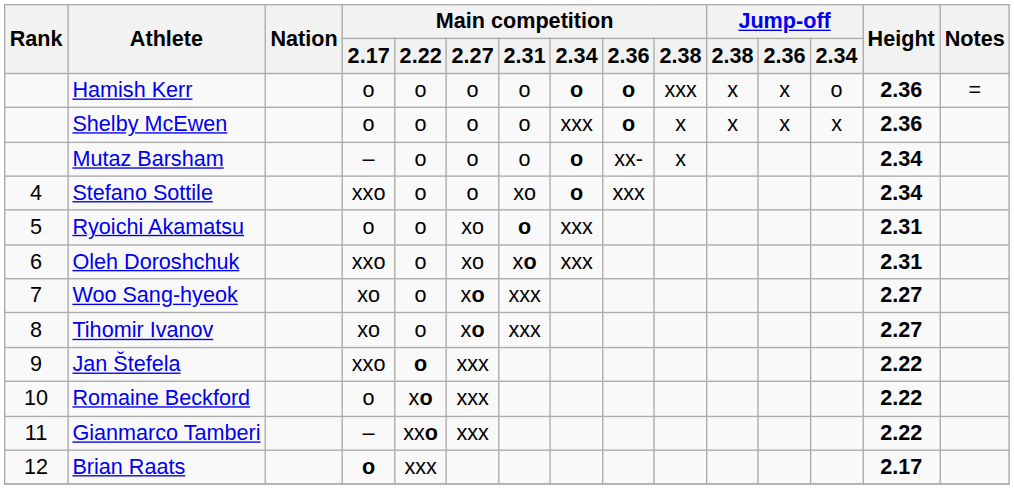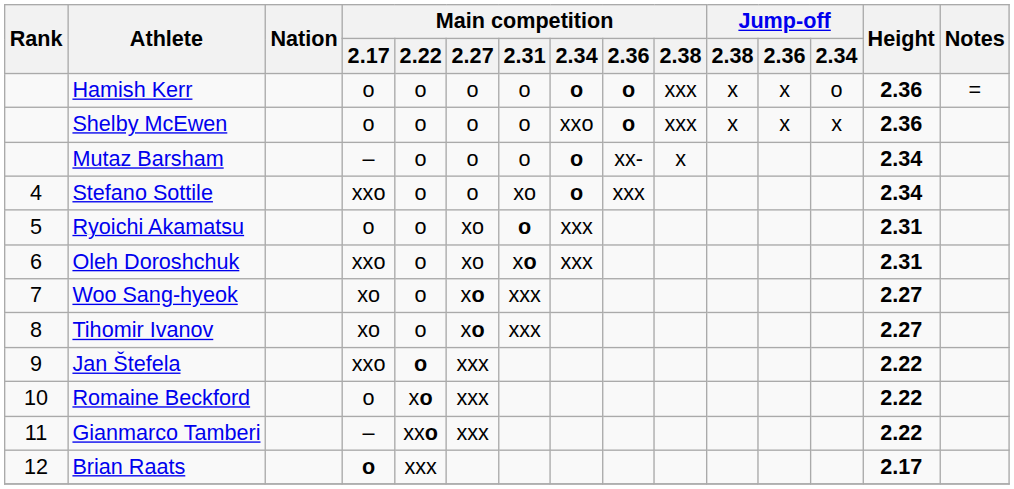(577, 124) xxx -> (577, 124) xxo
(681, 124) x -> (681, 124) xxx
